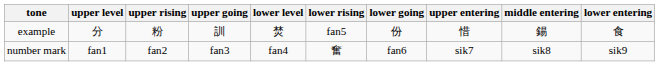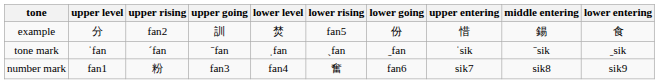(157, 31) 粉 -> (157, 31) fan2
+ row: (36, 50)
(157, 51) fan2 -> (157, 68) 粉
